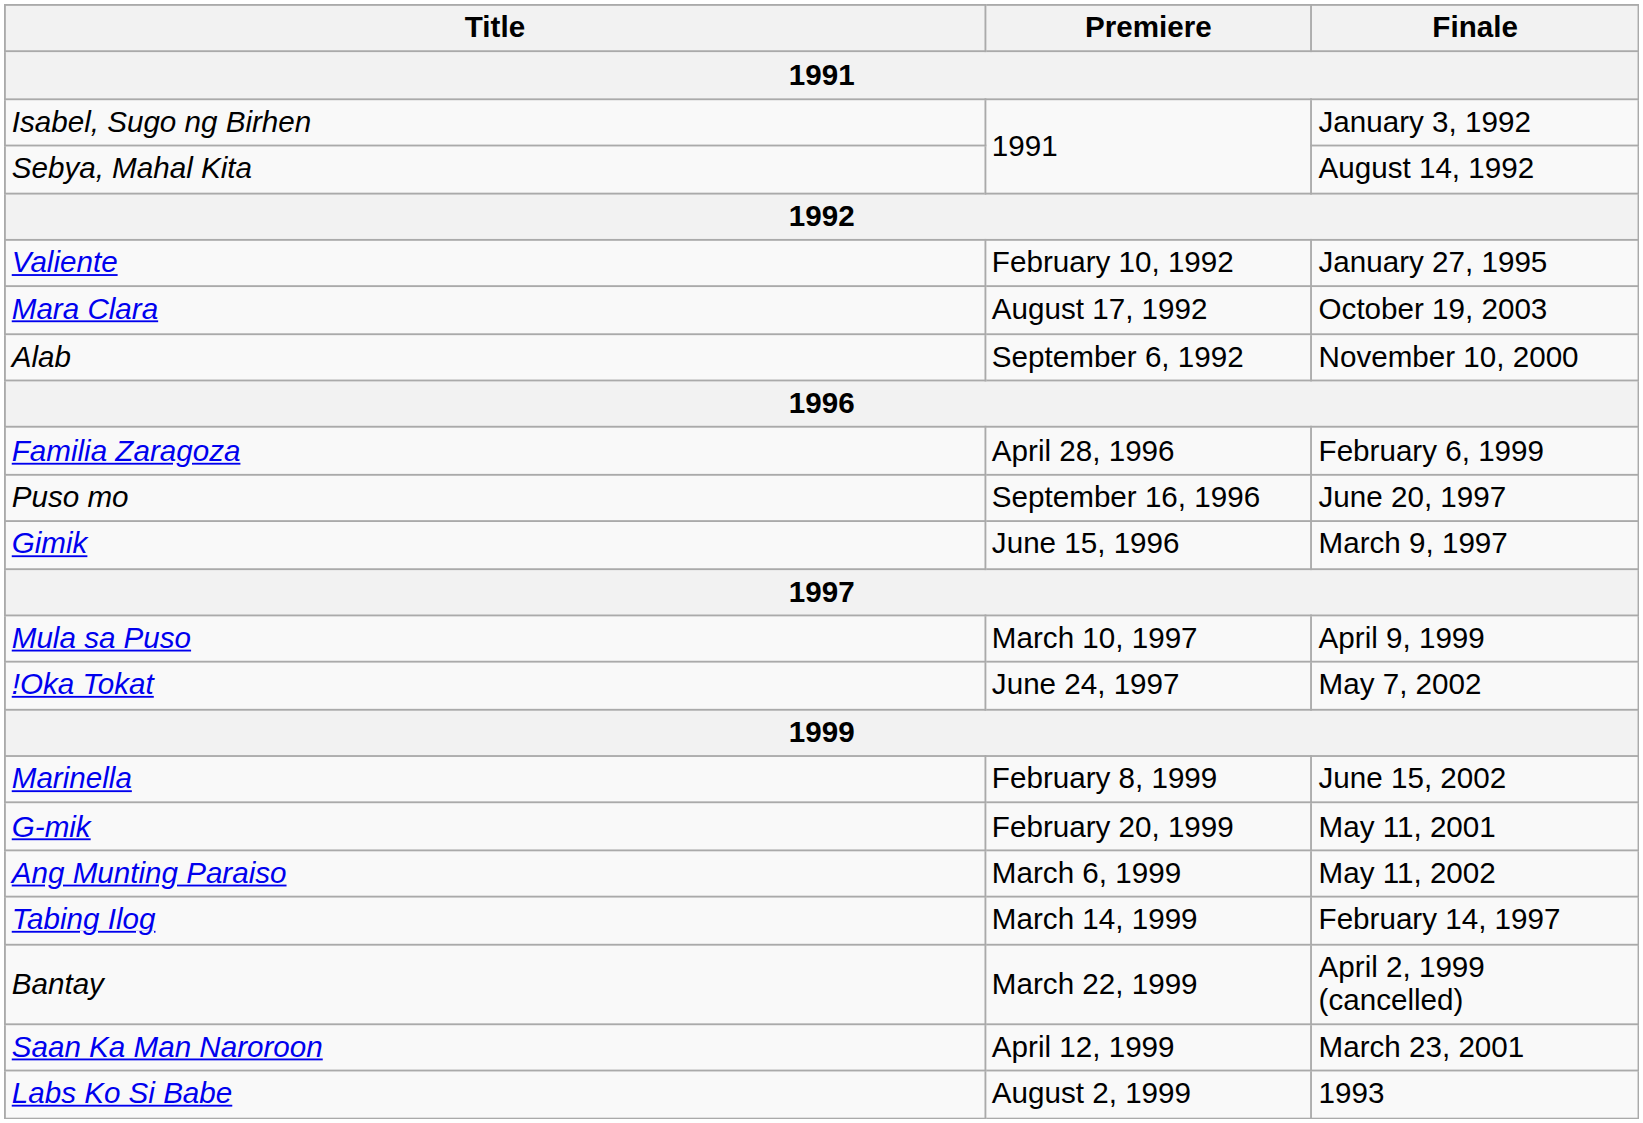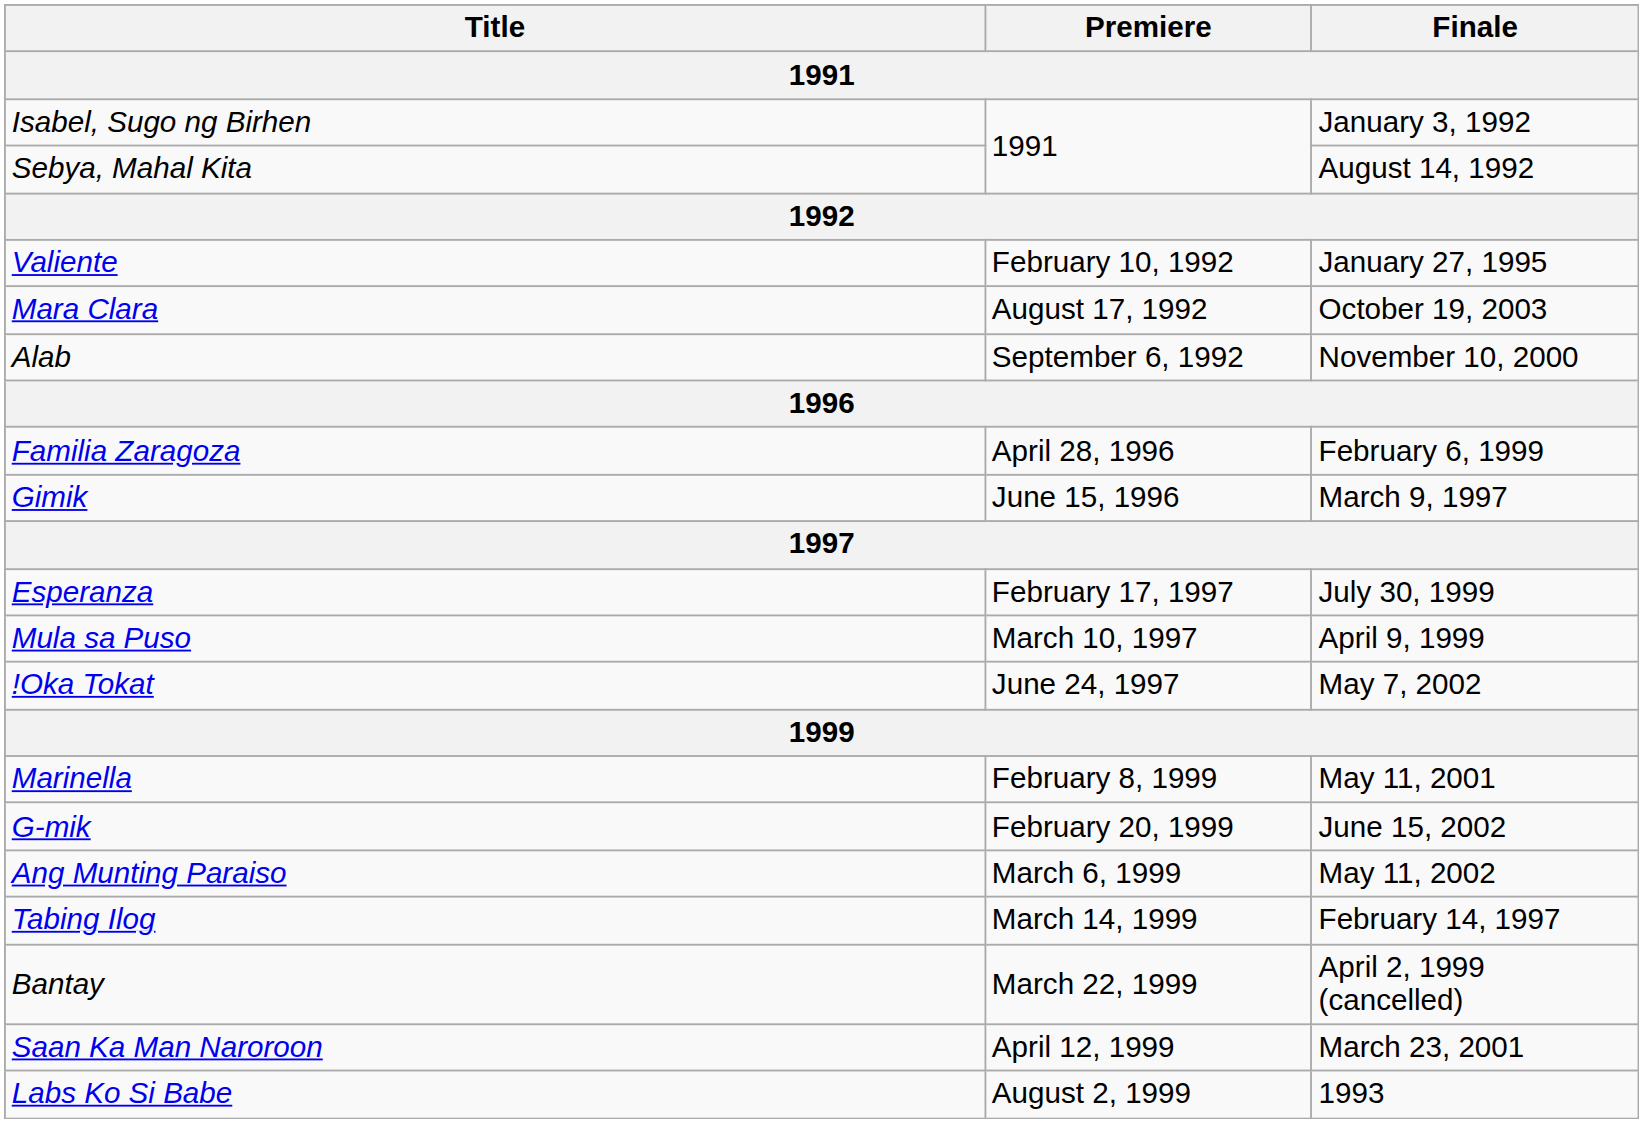- row: (70, 497)
+ row: (83, 591)
(1412, 779) June 15, 2002 -> (1407, 779) May 11, 2001
(1407, 826) May 11, 2001 -> (1412, 826) June 15, 2002
